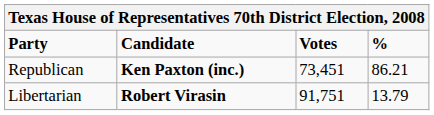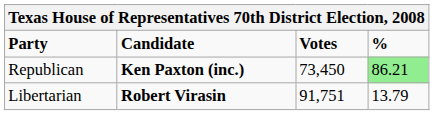(322, 69) 73,451 -> (322, 69) 73,450
(390, 69) no background -> (390, 69) lightgreen background
